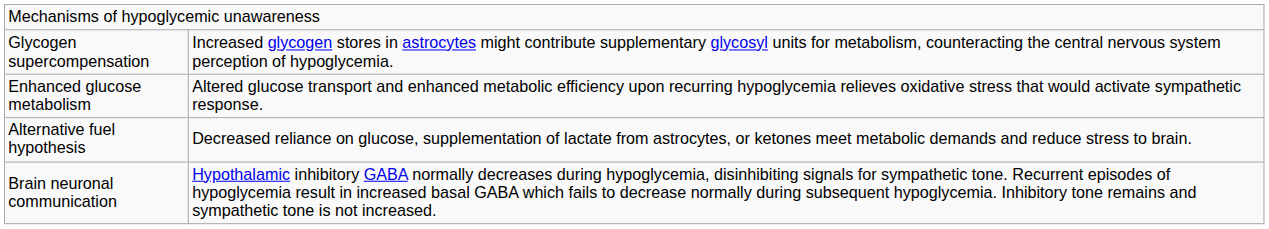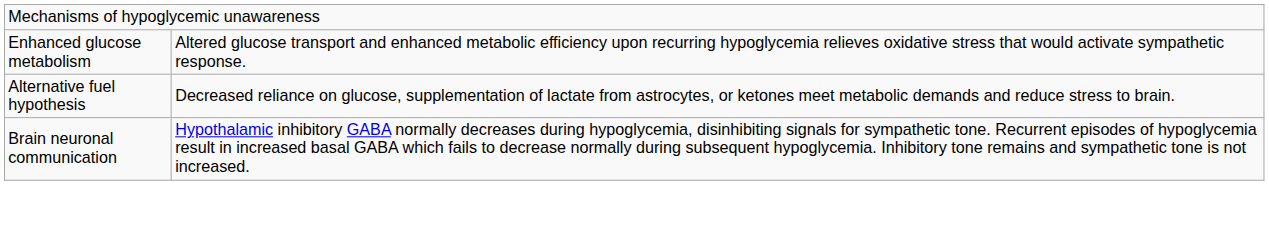- row: (79, 52)
